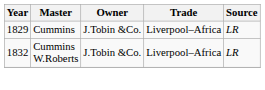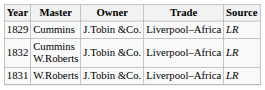+ row: (56, 76)
